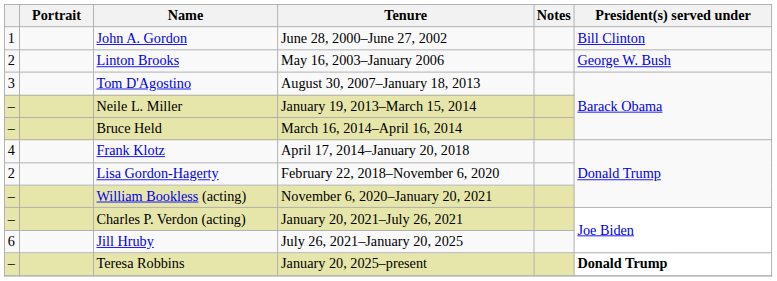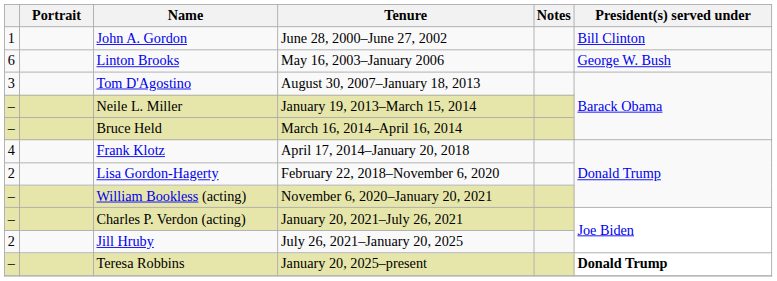(11, 60) 2 -> (11, 60) 6
(11, 241) 6 -> (11, 241) 2
